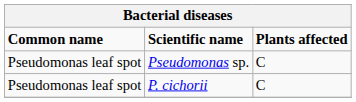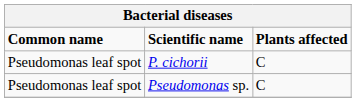rows swapped: (199, 62) <-> (178, 85)
